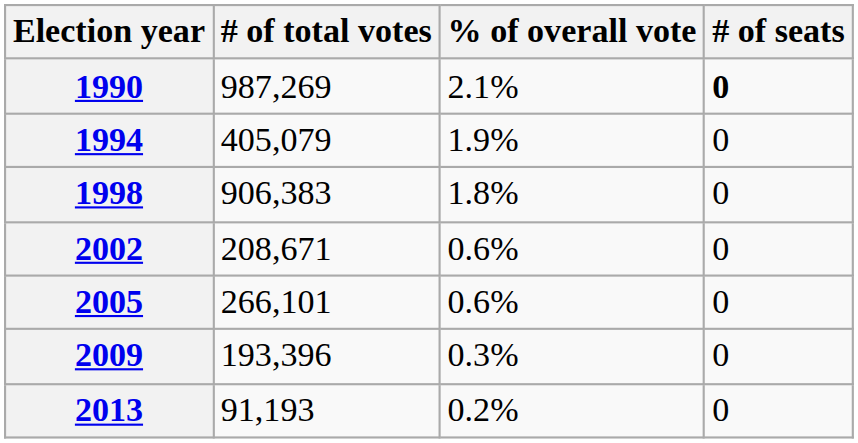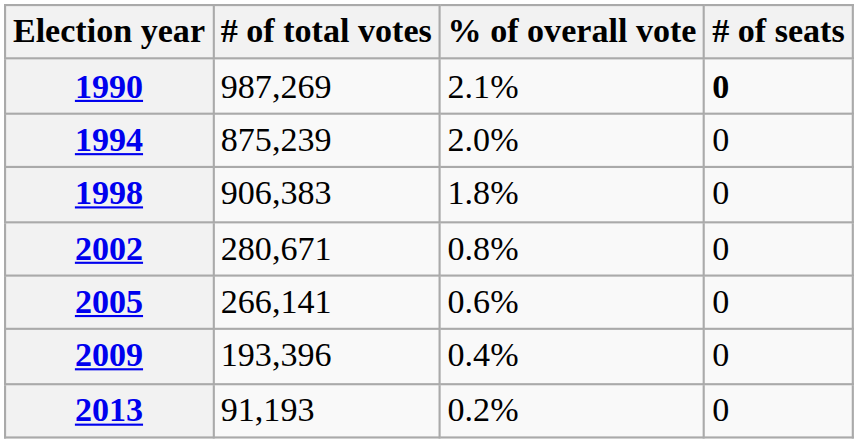(276, 139) 405,079 -> (276, 139) 875,239
(483, 139) 1.9% -> (483, 139) 2.0%
(276, 247) 208,671 -> (276, 247) 280,671
(483, 247) 0.6% -> (483, 247) 0.8%
(276, 301) 266,101 -> (276, 301) 266,141
(483, 355) 0.3% -> (483, 355) 0.4%
